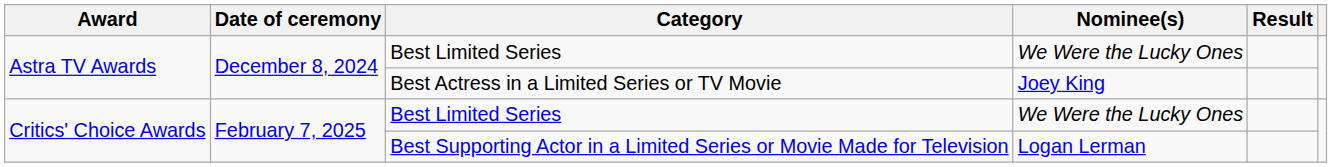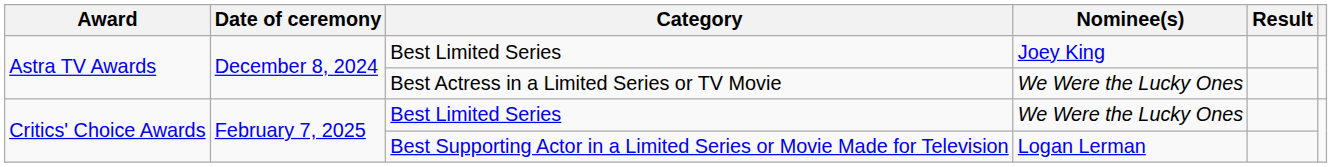(1130, 51) We Were the Lucky Ones -> (1061, 51) Joey King
(1061, 83) Joey King -> (1130, 83) We Were the Lucky Ones
